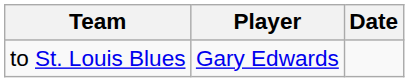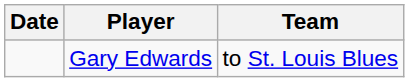columns swapped: (374, 22) <-> (98, 22)
